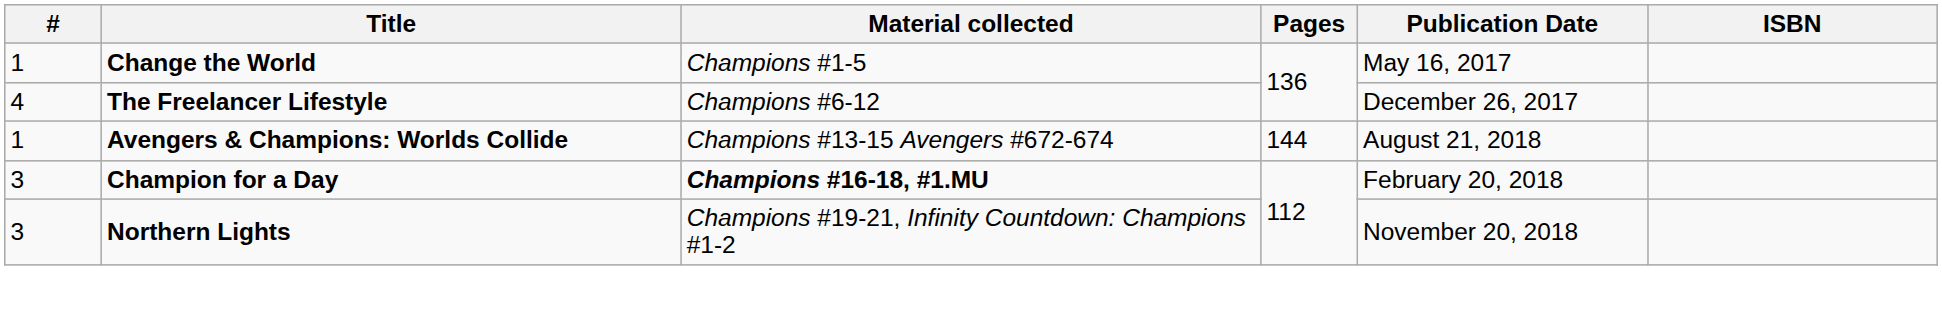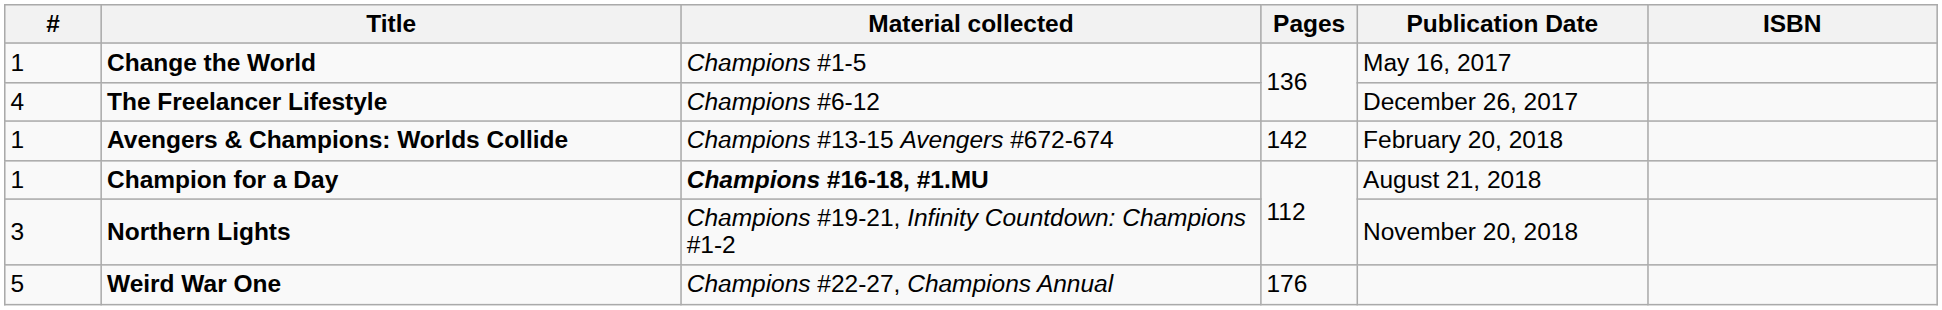(1287, 140) 144 -> (1287, 140) 142
(1452, 140) August 21, 2018 -> (1463, 140) February 20, 2018
(17, 179) 3 -> (17, 179) 1
(1463, 179) February 20, 2018 -> (1452, 179) August 21, 2018
+ row: (194, 284)
